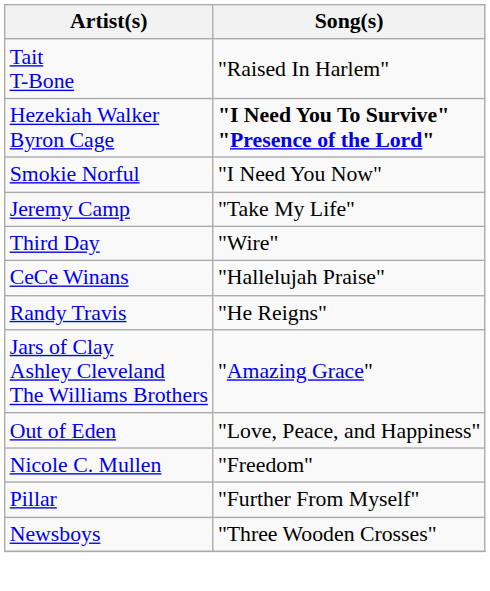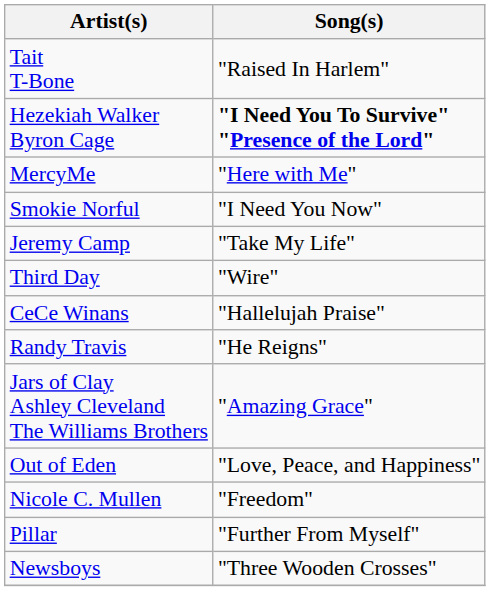+ row: (53, 174)
